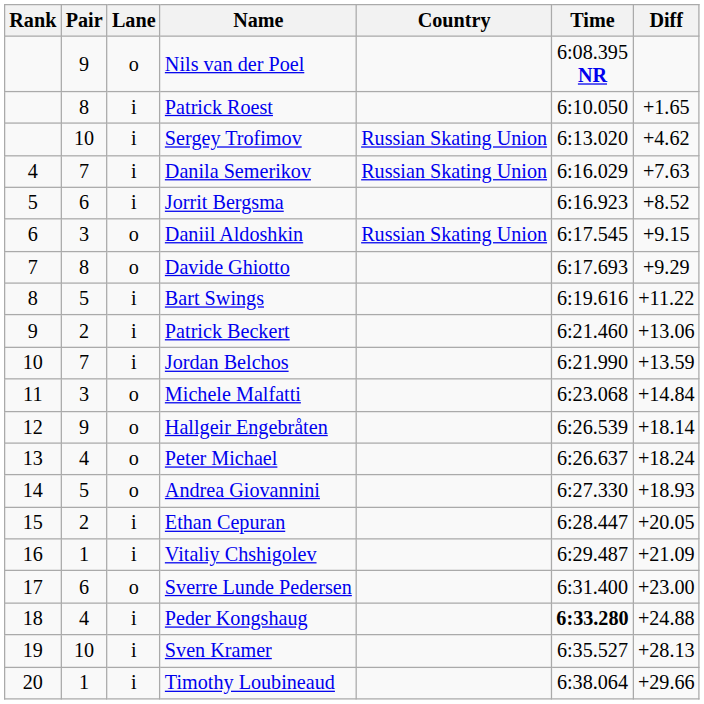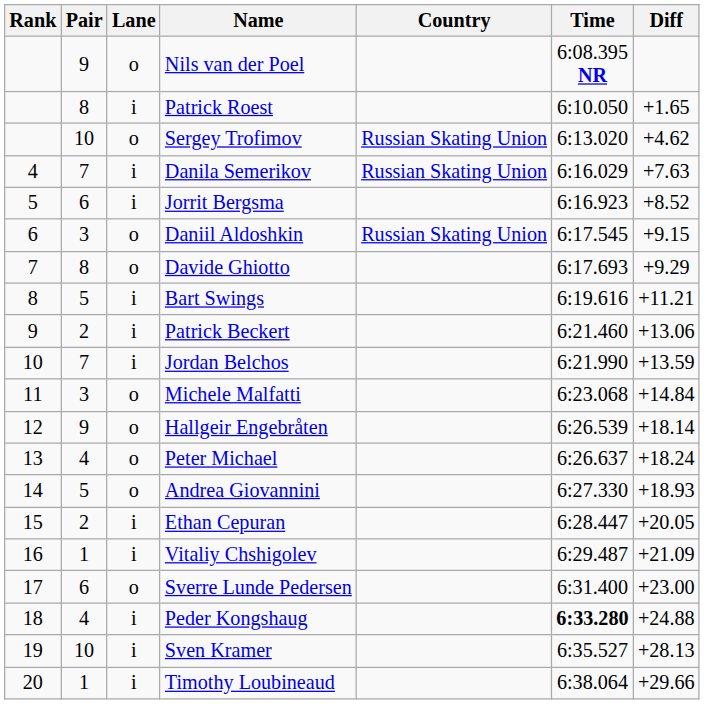(134, 139) i -> (134, 139) o
(666, 298) +11.22 -> (666, 298) +11.21
